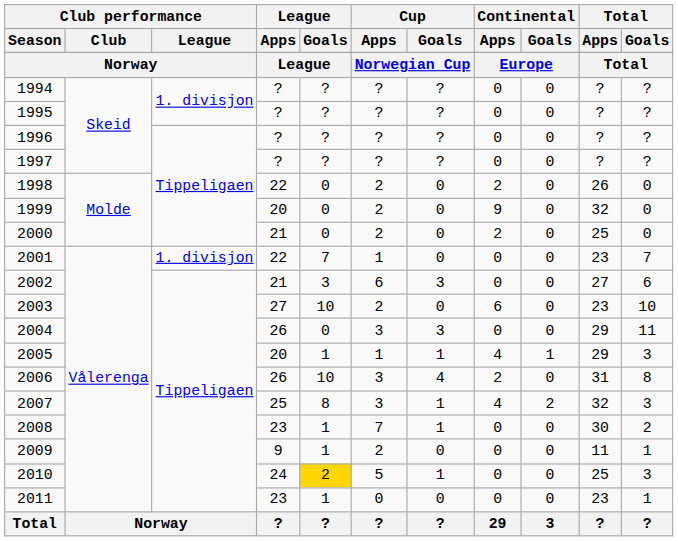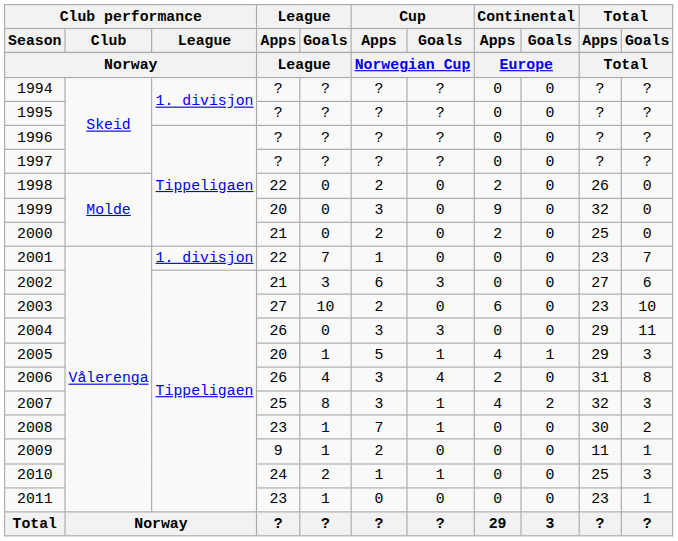(379, 210) 2 -> (379, 210) 3
(379, 355) 1 -> (379, 355) 5
(325, 379) 10 -> (325, 379) 4
(325, 476) gold background -> (325, 476) no background
(379, 476) 5 -> (379, 476) 1
